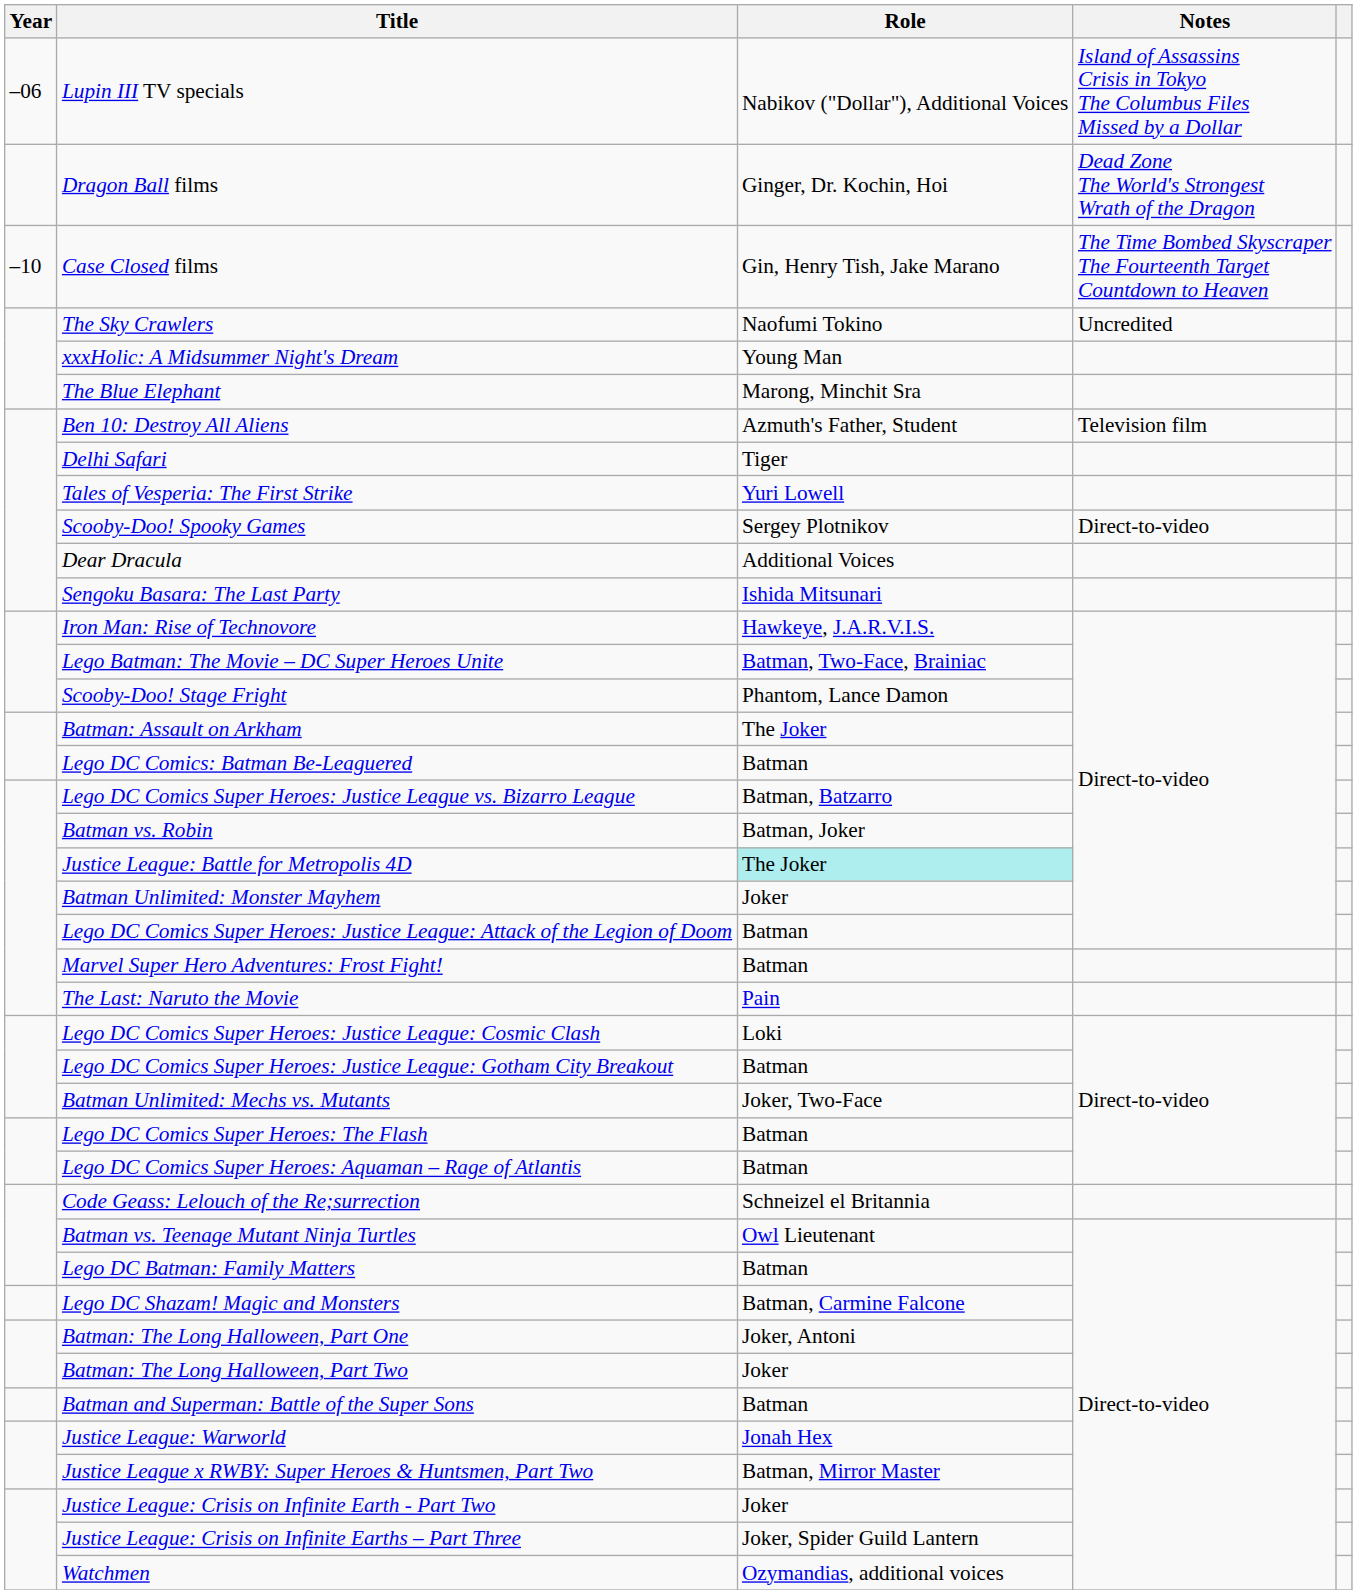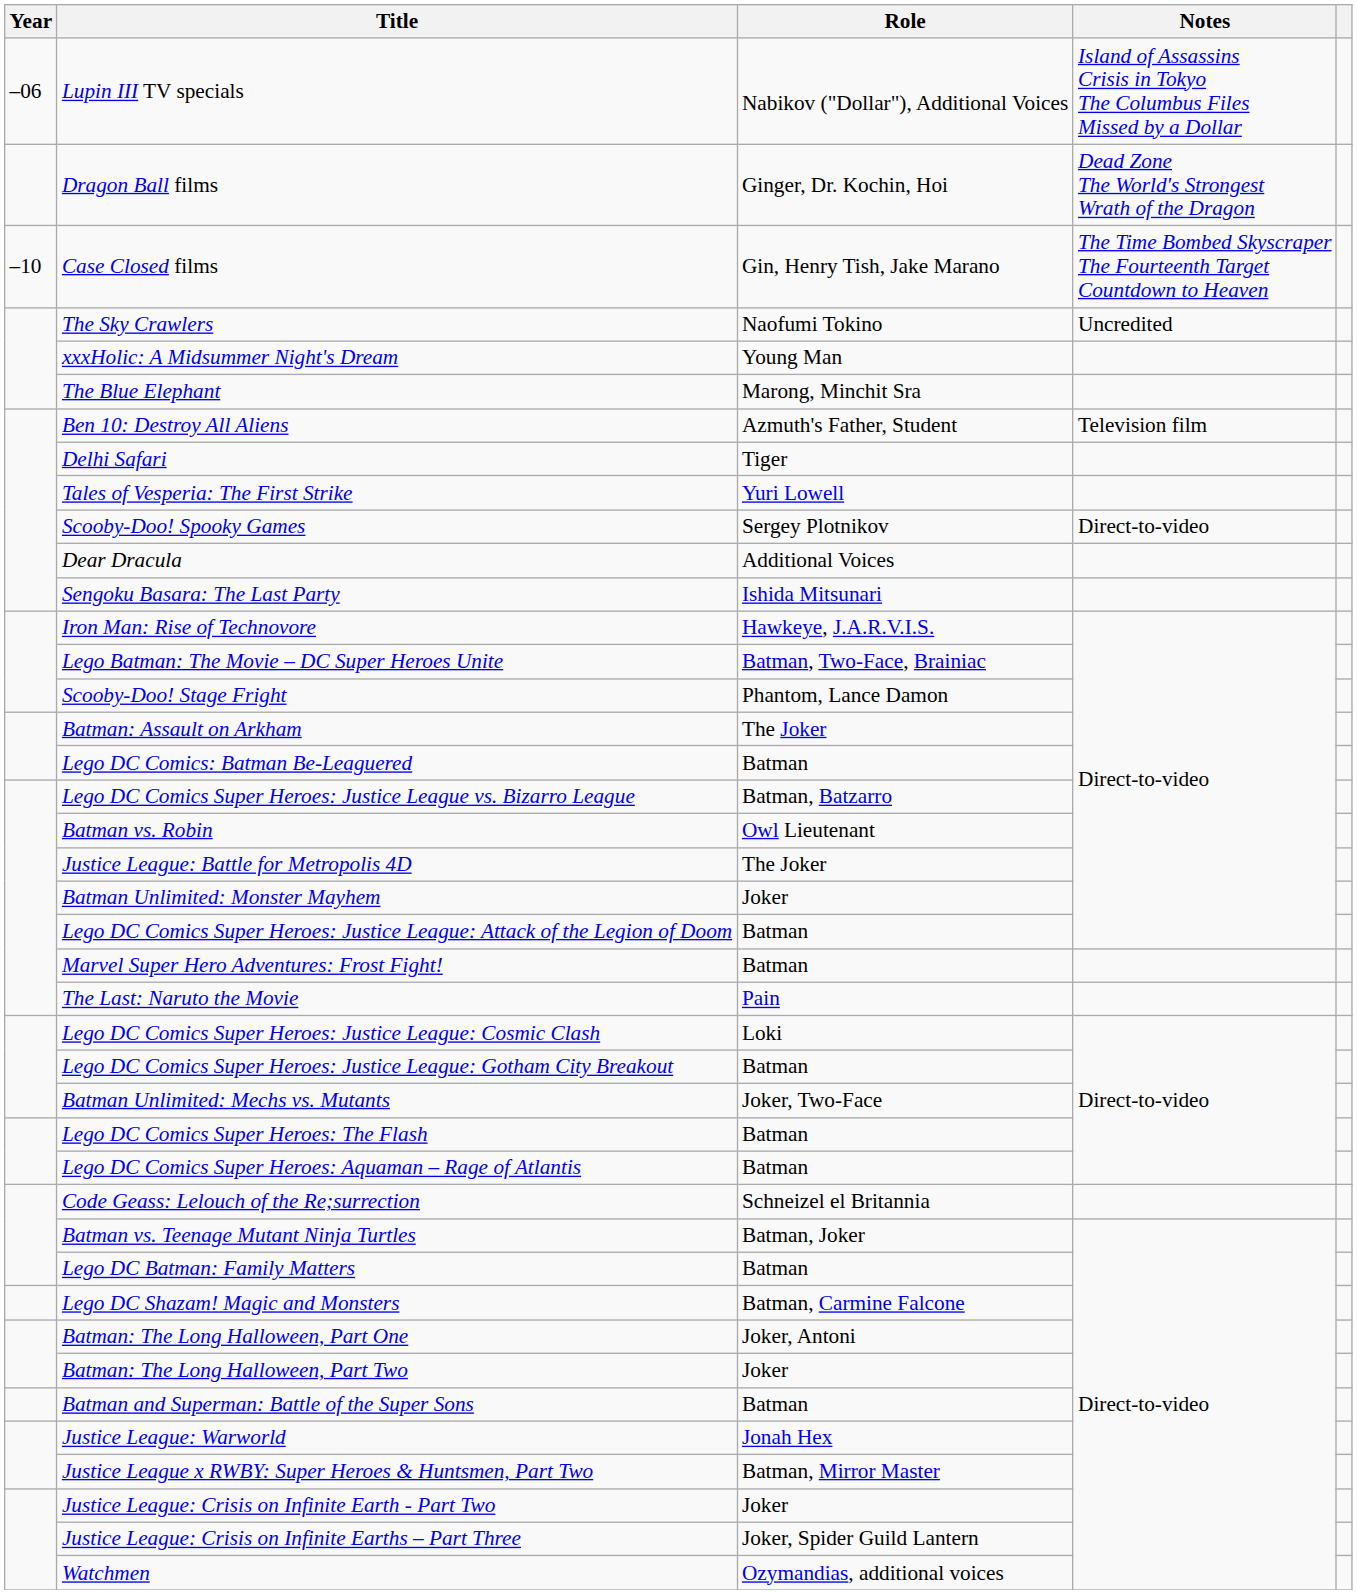(803, 830) Batman, Joker -> (808, 830) Owl Lieutenant
(784, 863) paleturquoise background -> (784, 863) no background
(808, 1235) Owl Lieutenant -> (803, 1235) Batman, Joker
